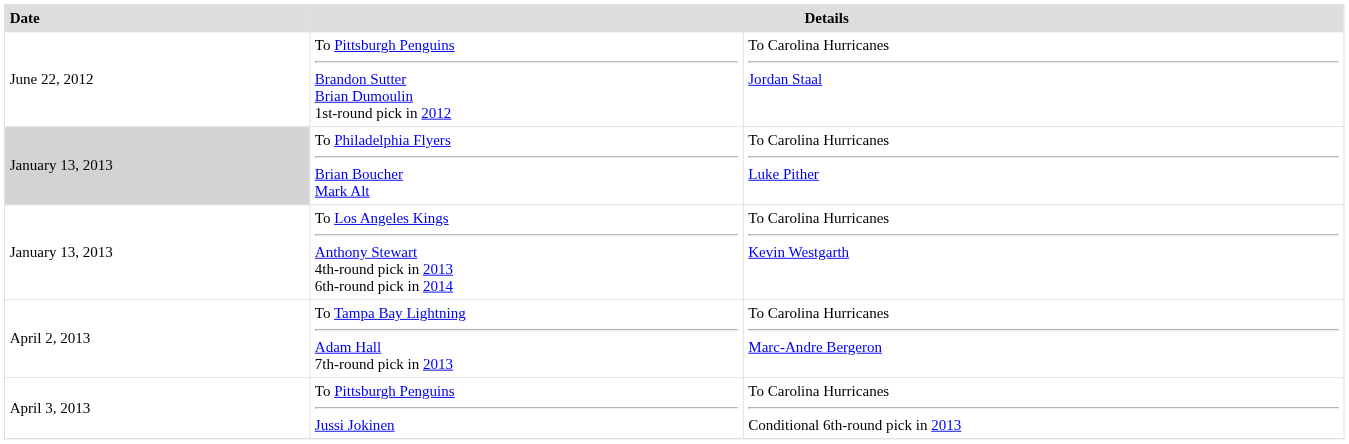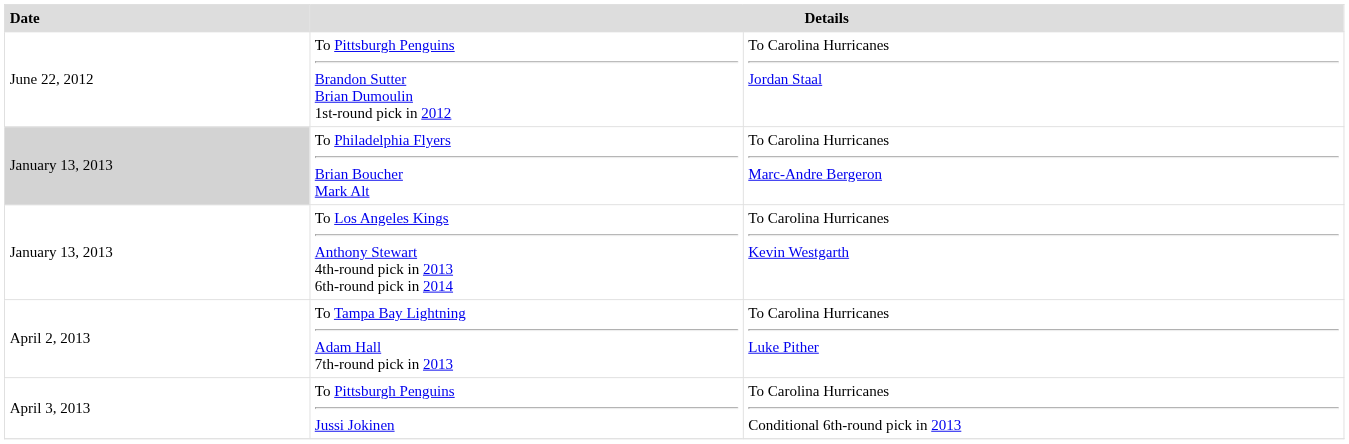(1043, 157) To Carolina Hurricanes Luke Pither -> (1043, 157) To Carolina Hurricanes Marc-Andre Bergeron
(1043, 330) To Carolina Hurricanes Marc-Andre Bergeron -> (1043, 330) To Carolina Hurricanes Luke Pither
